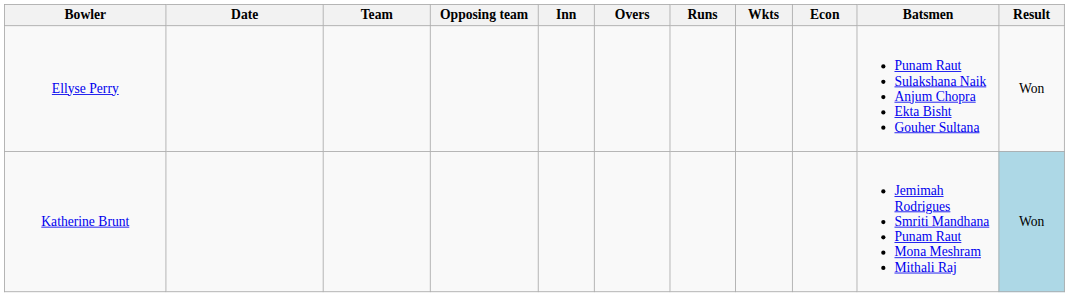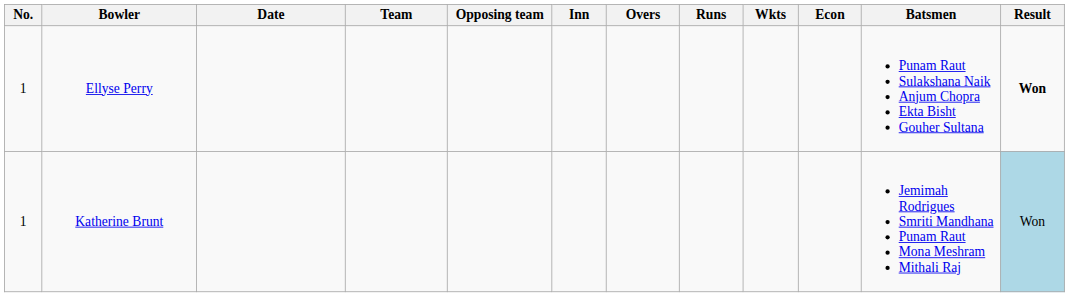+ column: (23, 15)
(1032, 88) normal -> (1032, 88) bold
